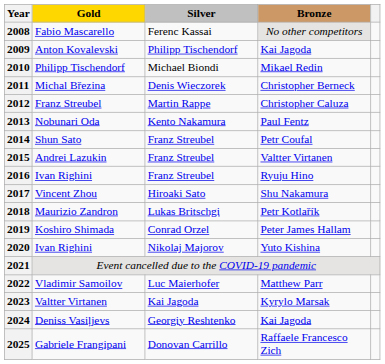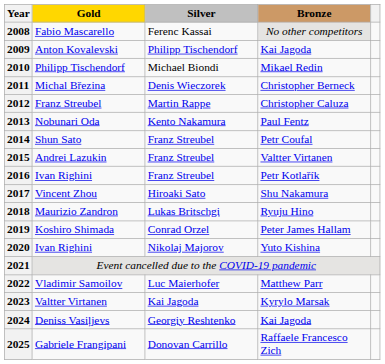(287, 175) Ryuju Hino -> (290, 175) Petr Kotlařík
(290, 211) Petr Kotlařík -> (287, 211) Ryuju Hino
